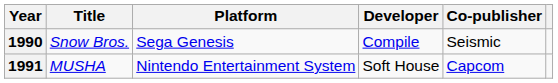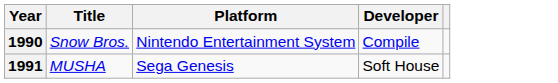- column: (494, 16)
(185, 41) Sega Genesis -> (246, 41) Nintendo Entertainment System
(246, 66) Nintendo Entertainment System -> (185, 66) Sega Genesis
